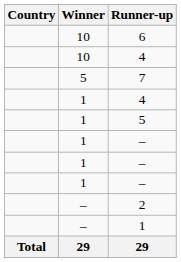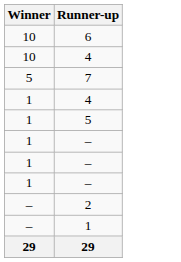- column: (31, 15)
